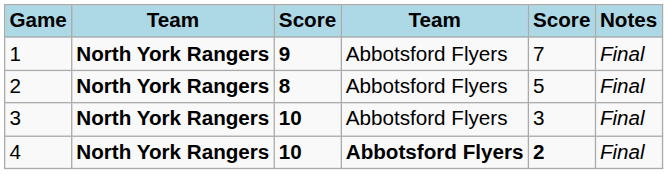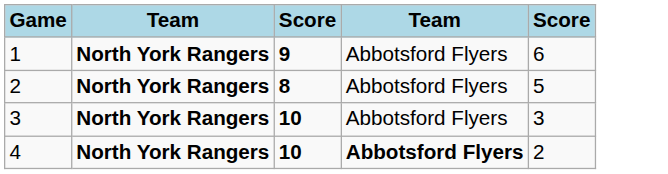- column: (629, 20)
(539, 53) 7 -> (539, 53) 6
(539, 151) bold -> (539, 151) normal
